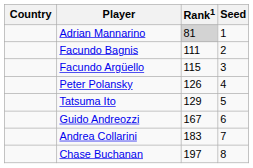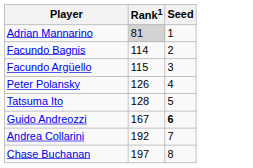- column: (31, 14)
(192, 50) 111 -> (140, 50) 114
(193, 102) 129 -> (140, 102) 128
(223, 119) normal -> (171, 119) bold
(193, 136) 183 -> (140, 136) 192
